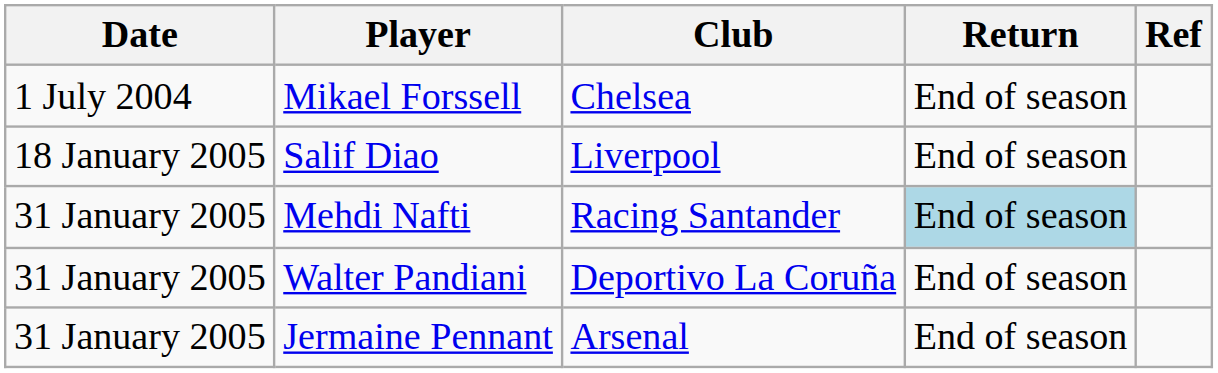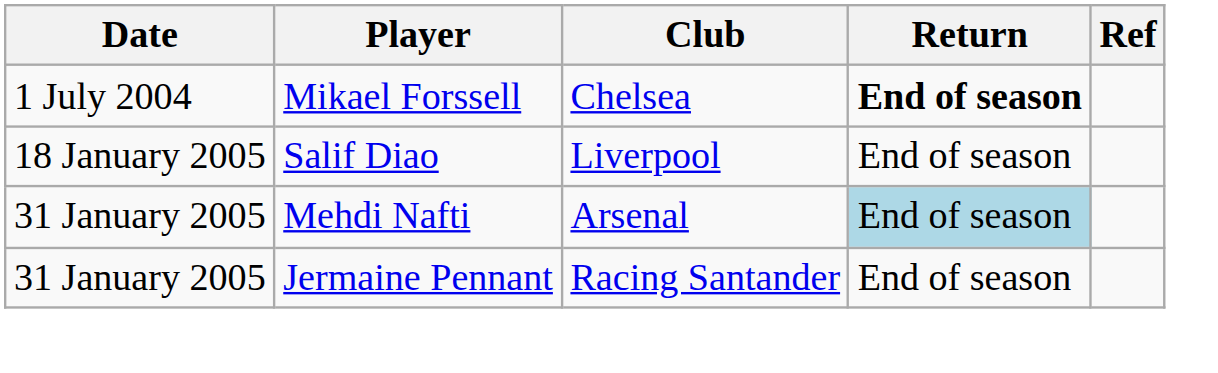(1021, 95) normal -> (970, 95) bold
(705, 215) Racing Santander -> (630, 215) Arsenal
- row: (405, 276)
(630, 336) Arsenal -> (705, 276) Racing Santander
